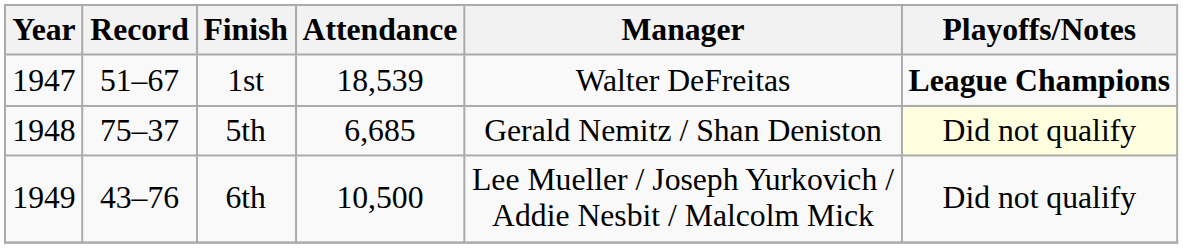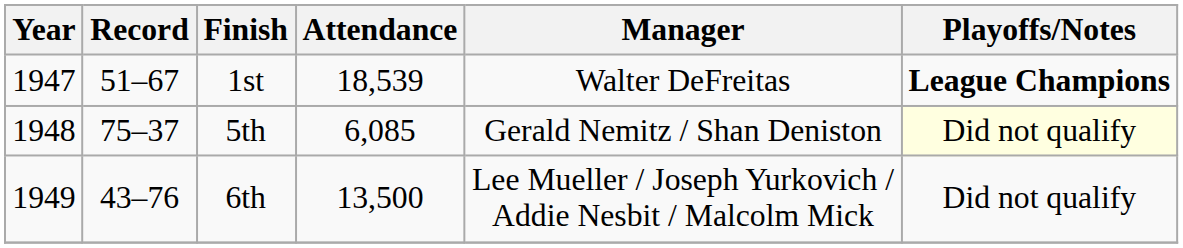(380, 130) 6,685 -> (380, 130) 6,085
(380, 198) 10,500 -> (380, 198) 13,500
